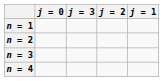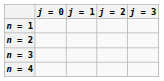columns swapped: (143, 12) <-> (81, 12)
